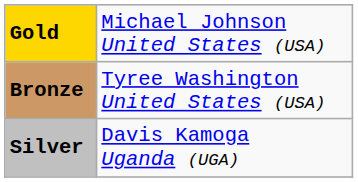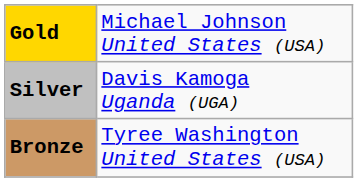rows swapped: (47, 148) <-> (47, 91)
